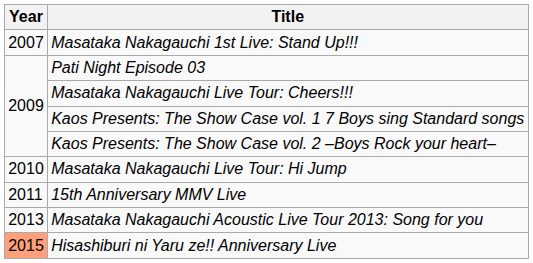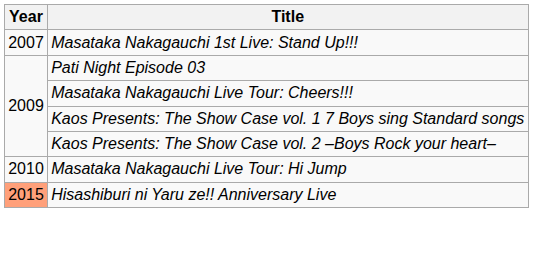- row: (149, 194)
- row: (267, 220)
